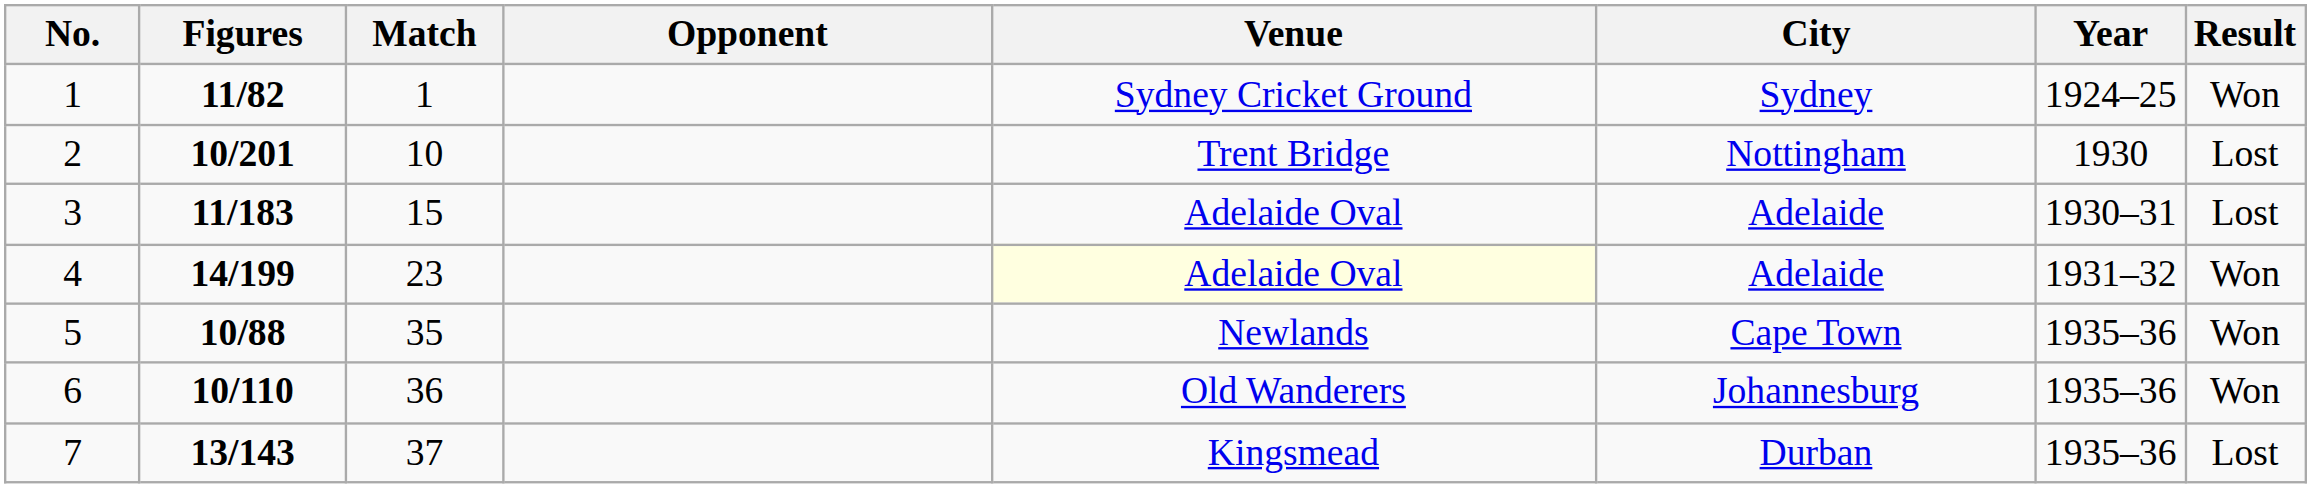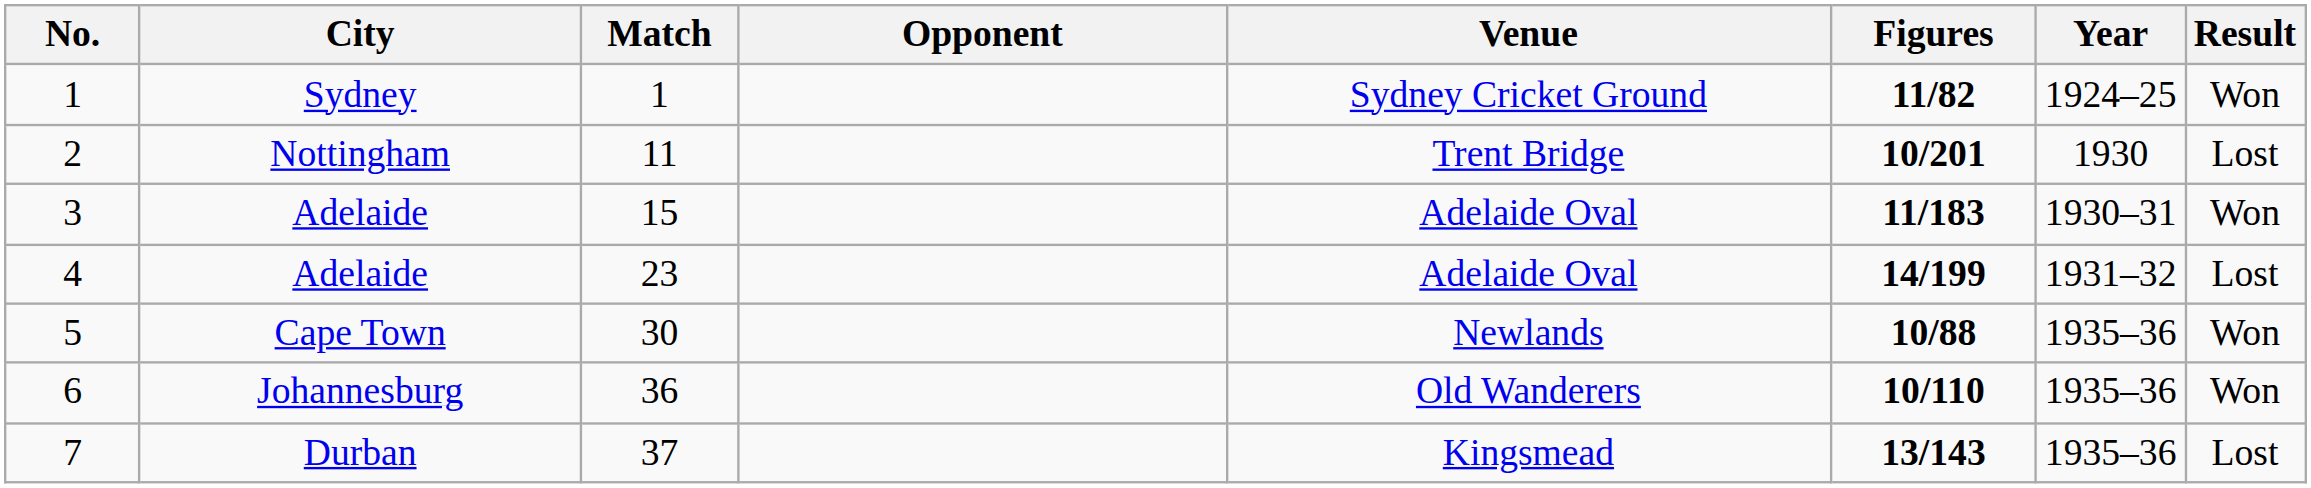columns swapped: (243, 34) <-> (1816, 34)
(425, 153) 10 -> (660, 153) 11
(2245, 213) Lost -> (2245, 213) Won
(1293, 272) lightyellow background -> (1528, 272) no background
(2245, 272) Won -> (2245, 272) Lost
(425, 332) 35 -> (660, 332) 30
